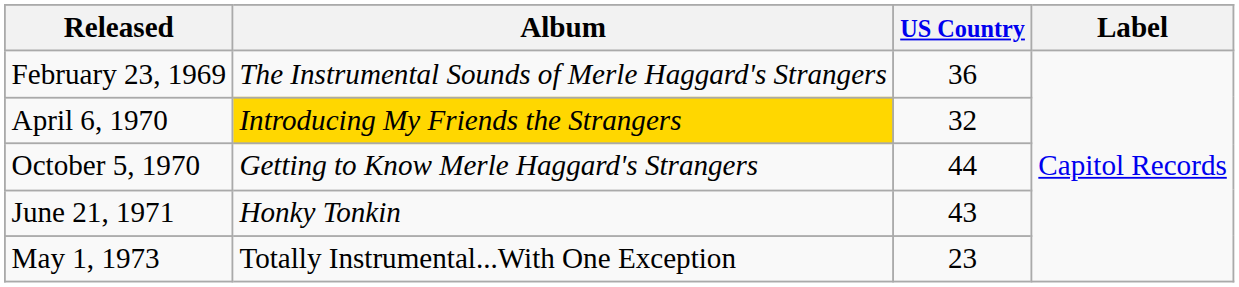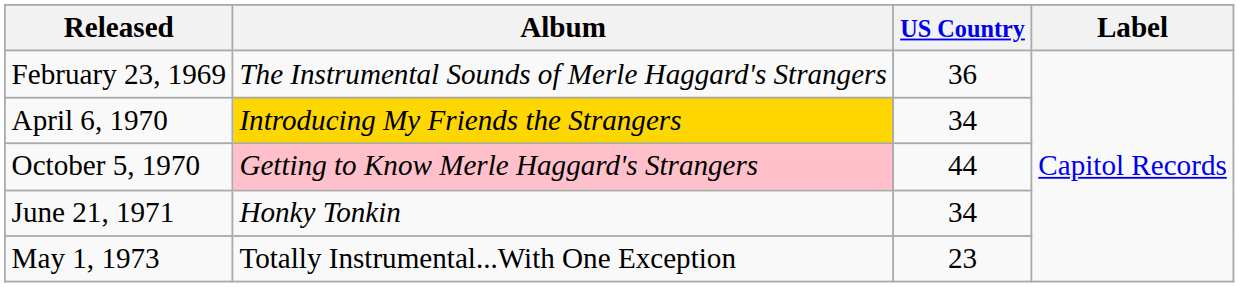(963, 119) 32 -> (963, 119) 34
(499, 166) no background -> (499, 166) pink background
(963, 212) 43 -> (963, 212) 34
